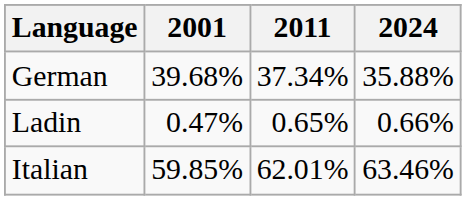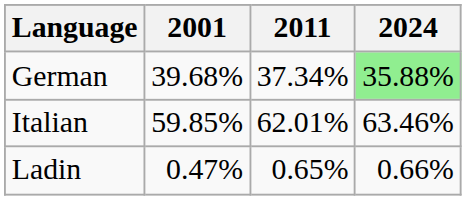(408, 75) no background -> (408, 75) lightgreen background
rows swapped: (50, 169) <-> (47, 122)
